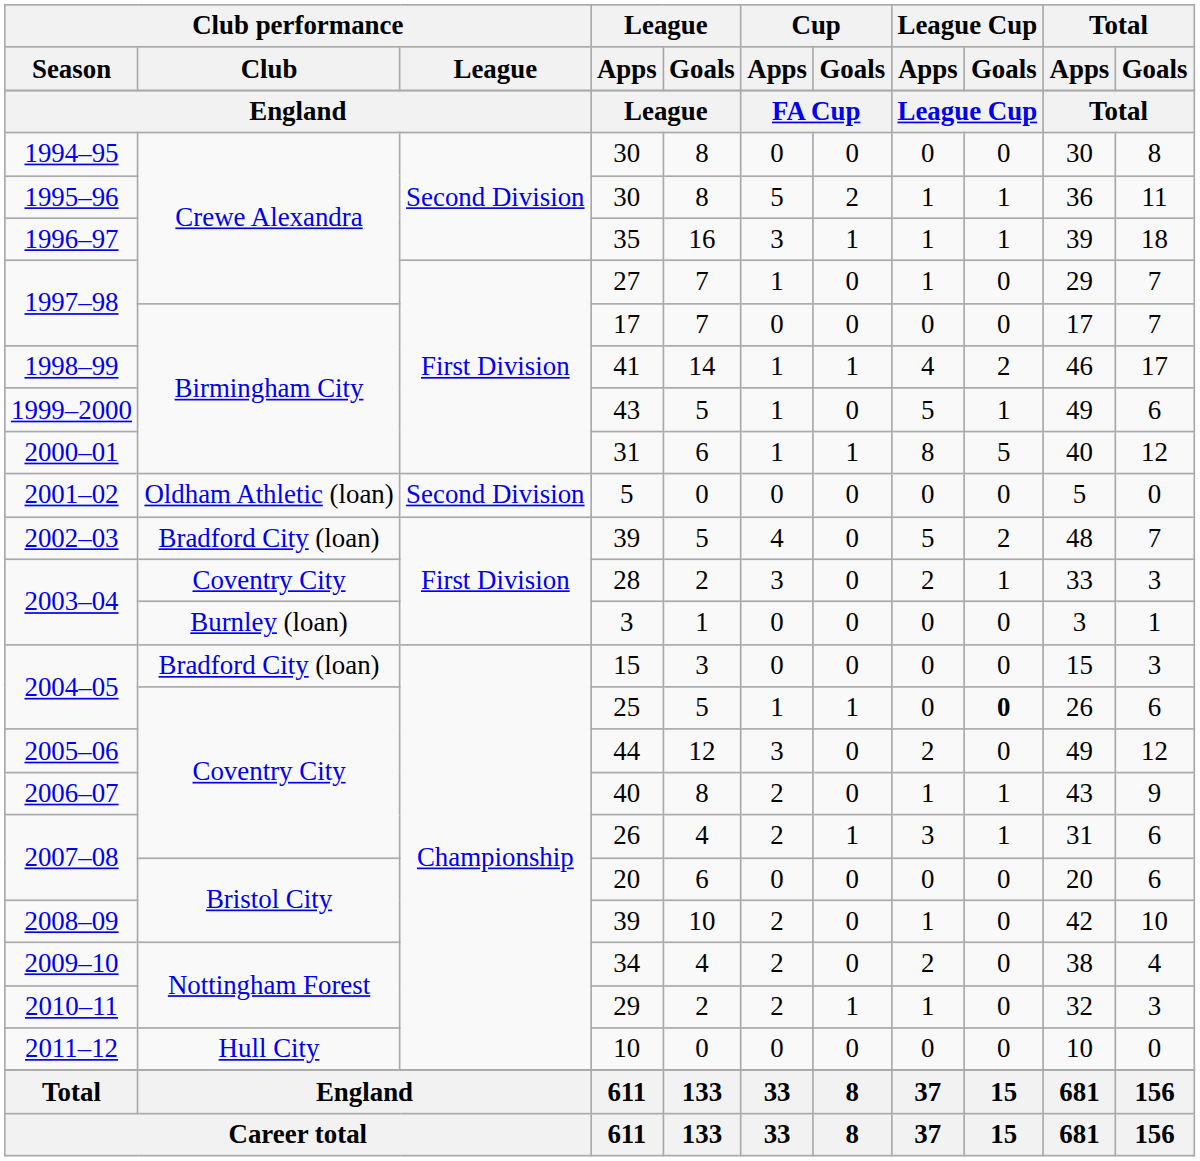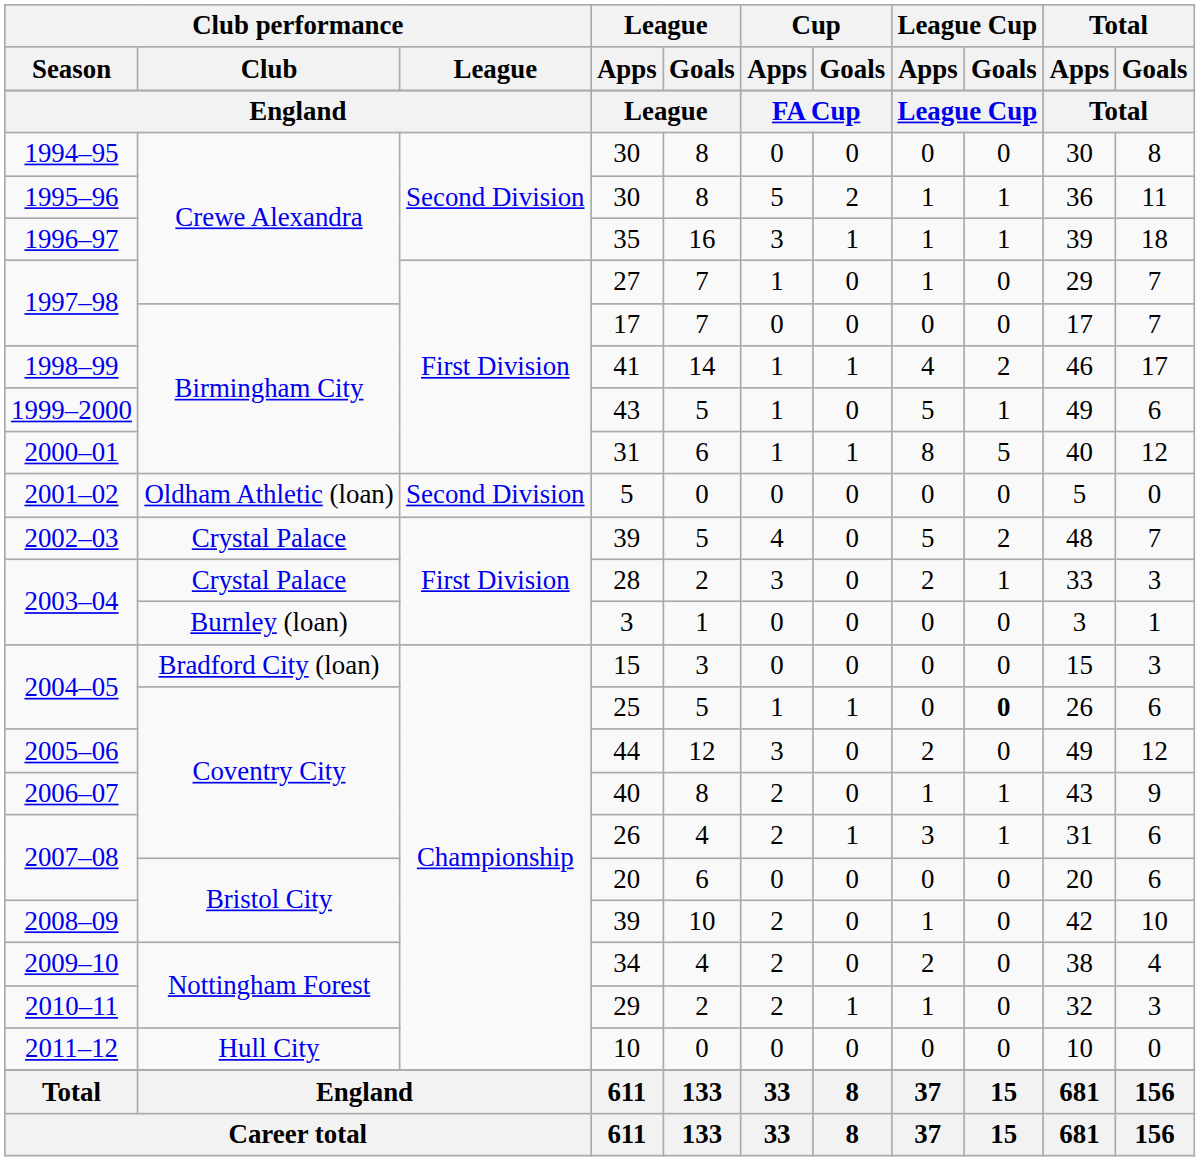(269, 537) Bradford City (loan) -> (269, 537) Crystal Palace
(269, 580) Coventry City -> (269, 580) Crystal Palace
